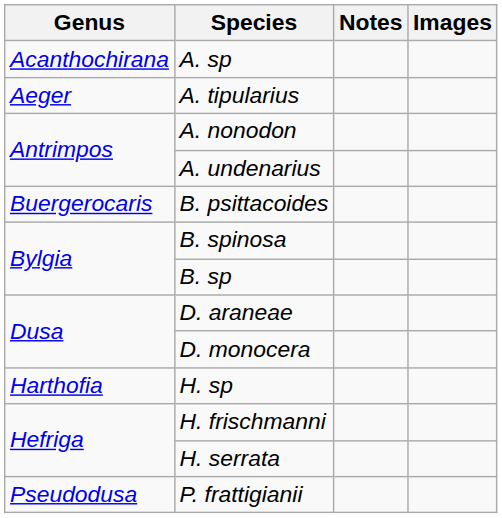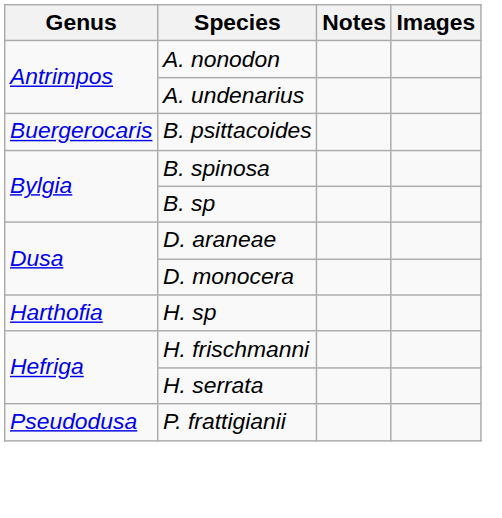- row: (206, 58)
- row: (239, 95)
